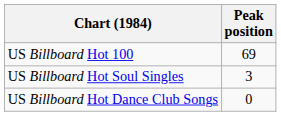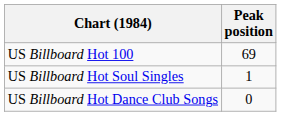(249, 76) 3 -> (249, 76) 1
